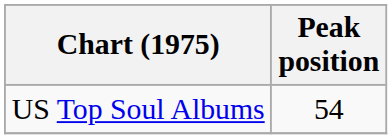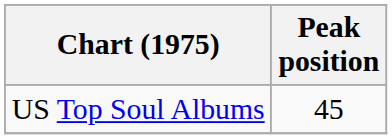(329, 108) 54 -> (329, 108) 45
